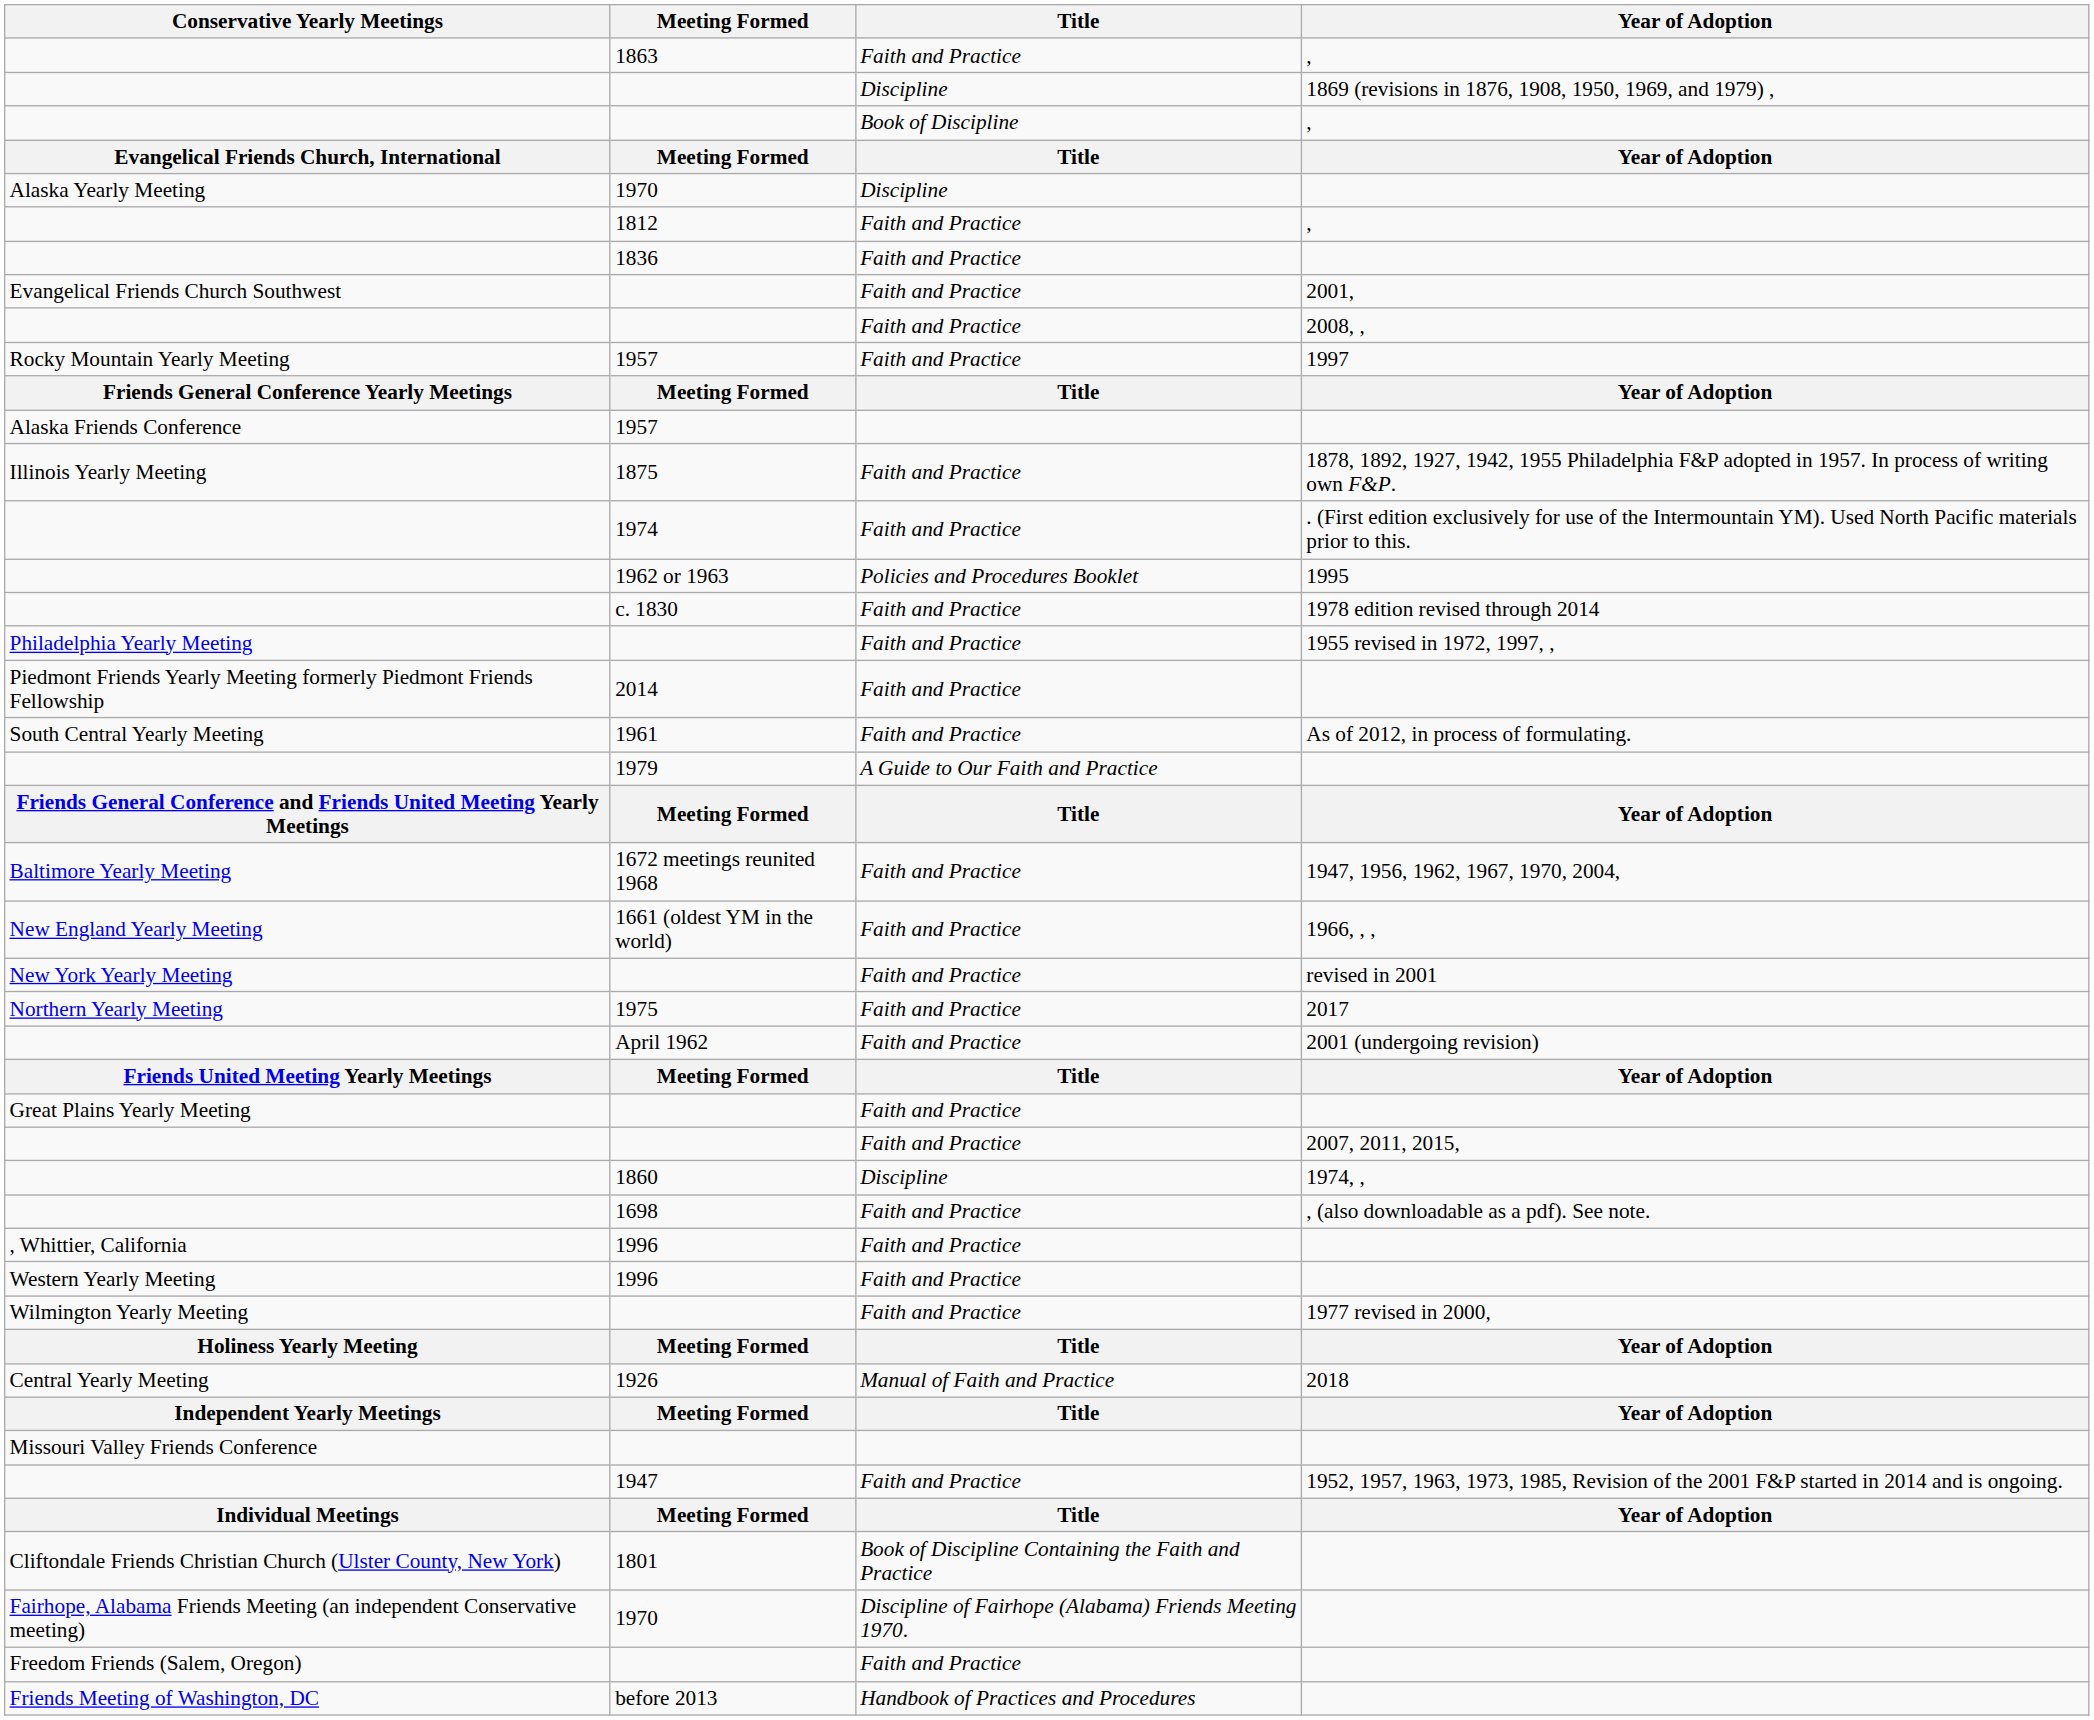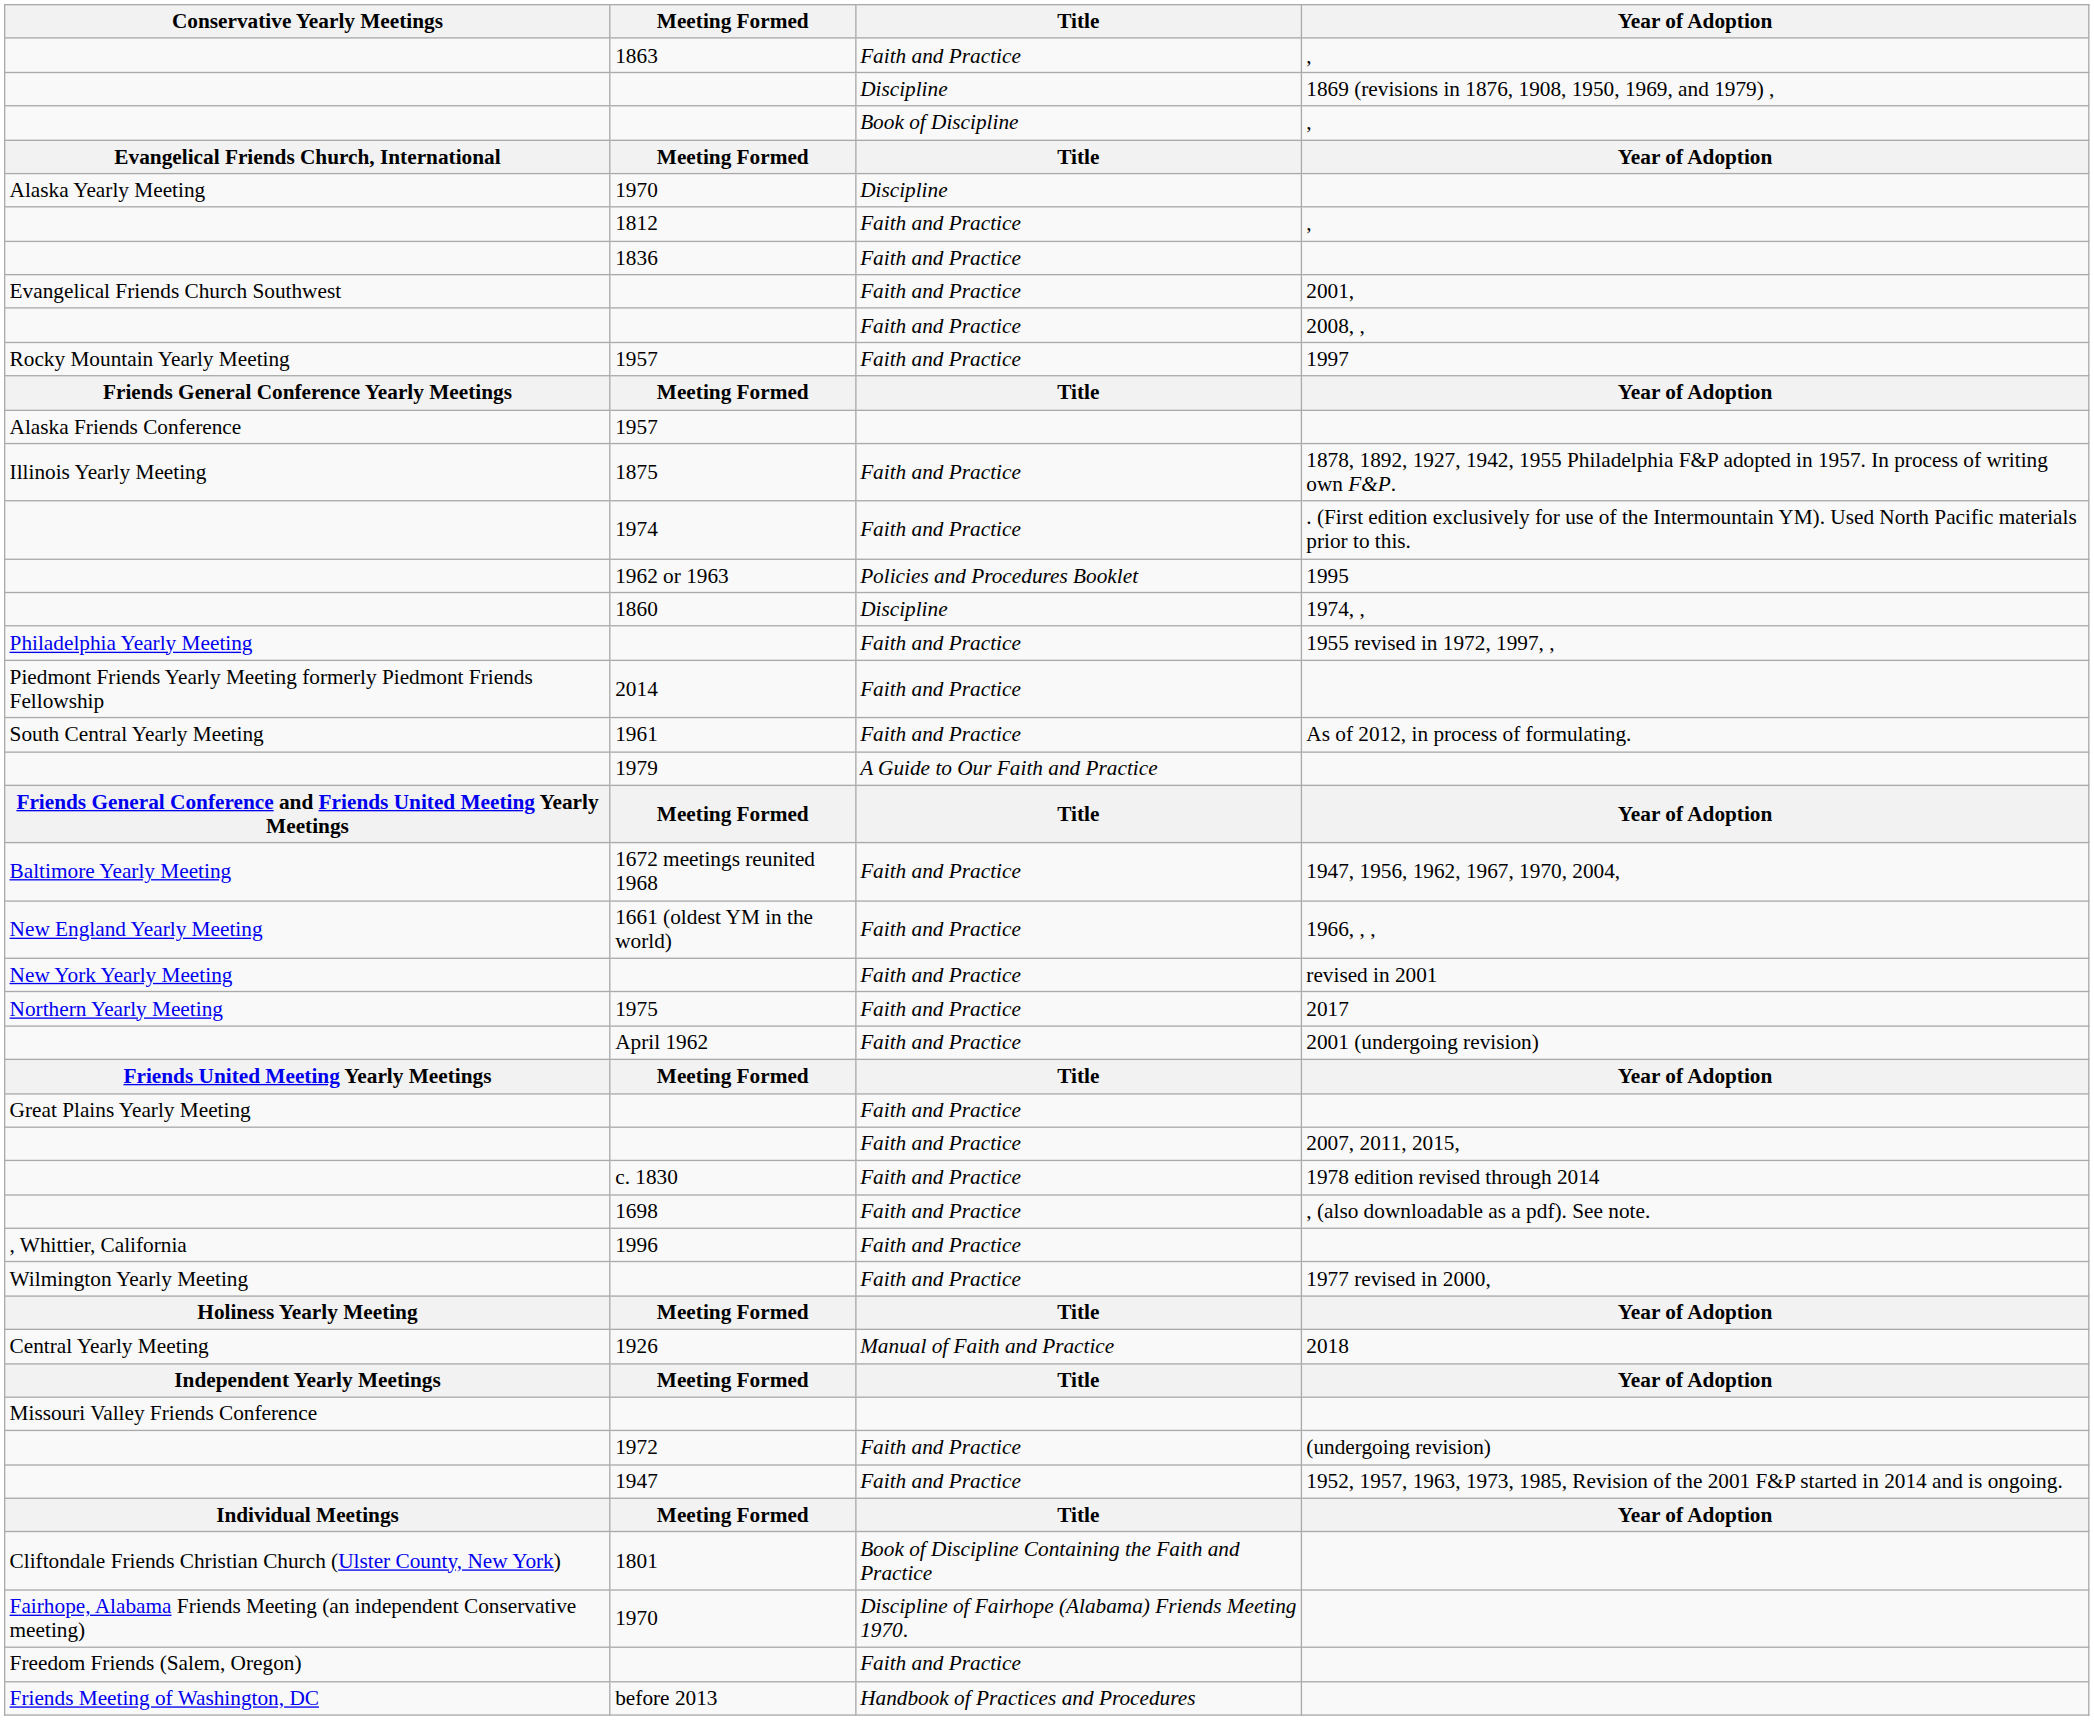rows swapped: (307, 609) <-> (307, 1178)
- row: (112, 1278)
+ row: (307, 1448)
